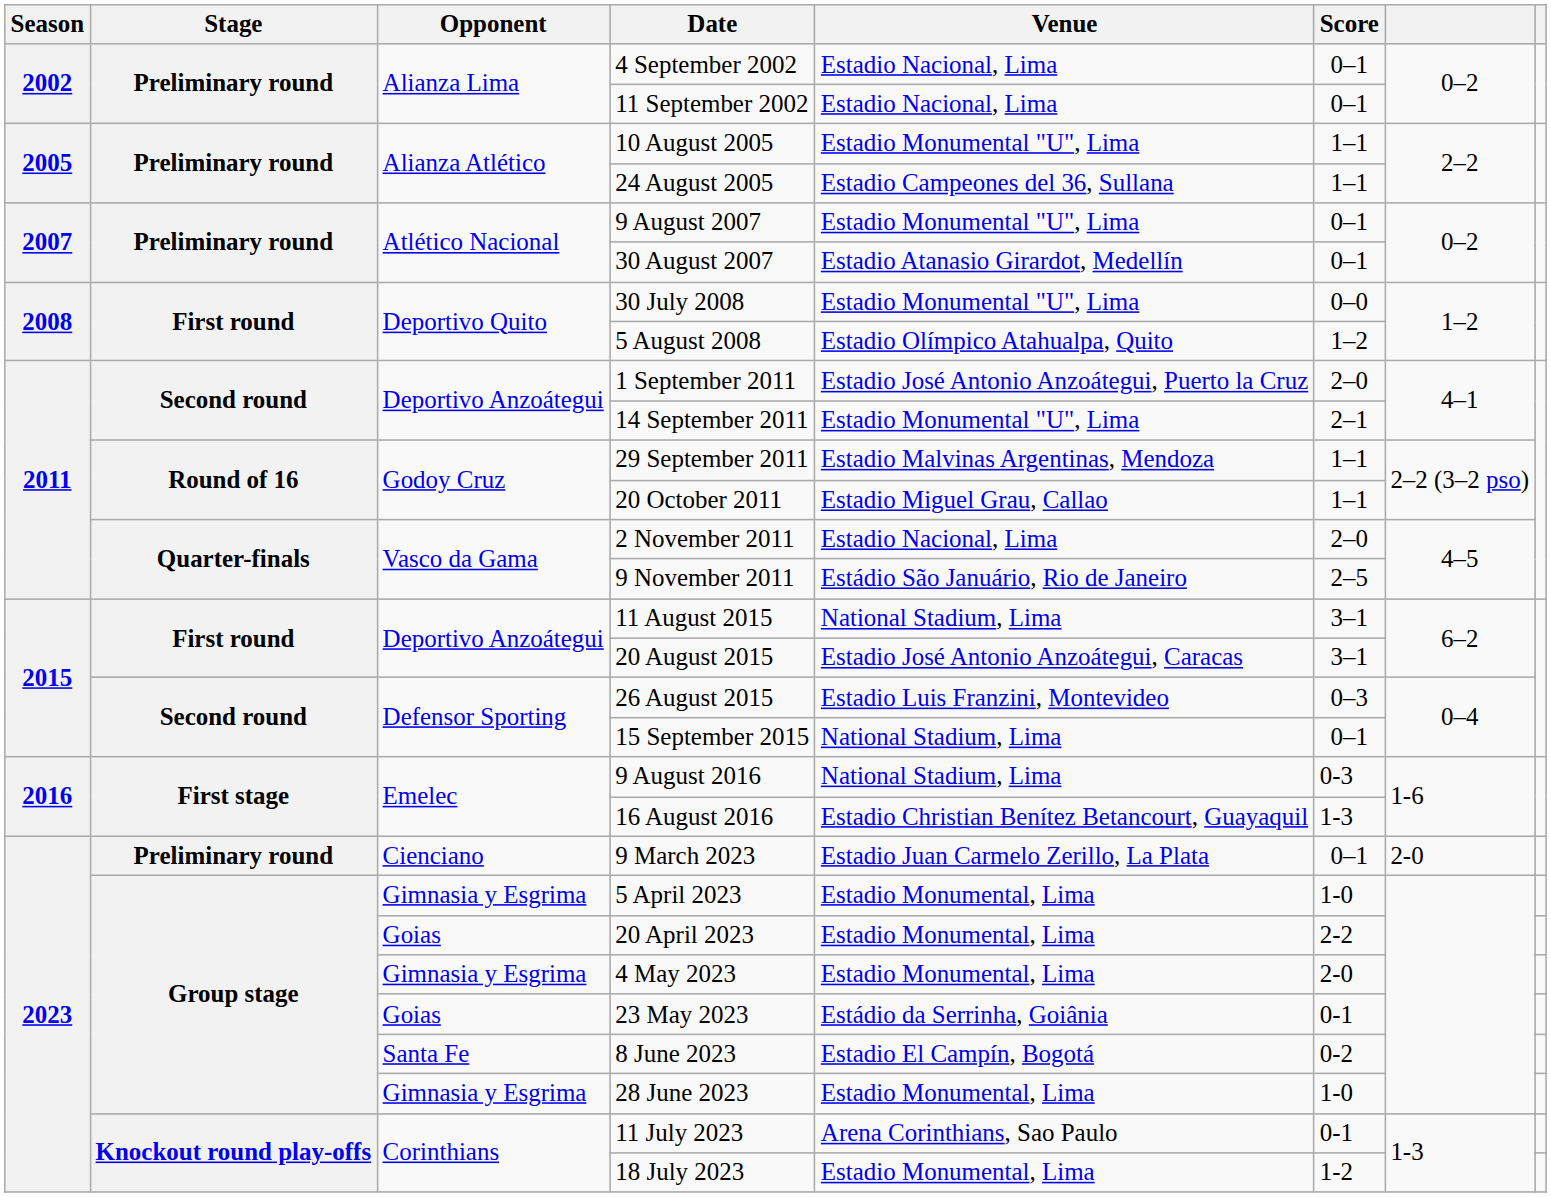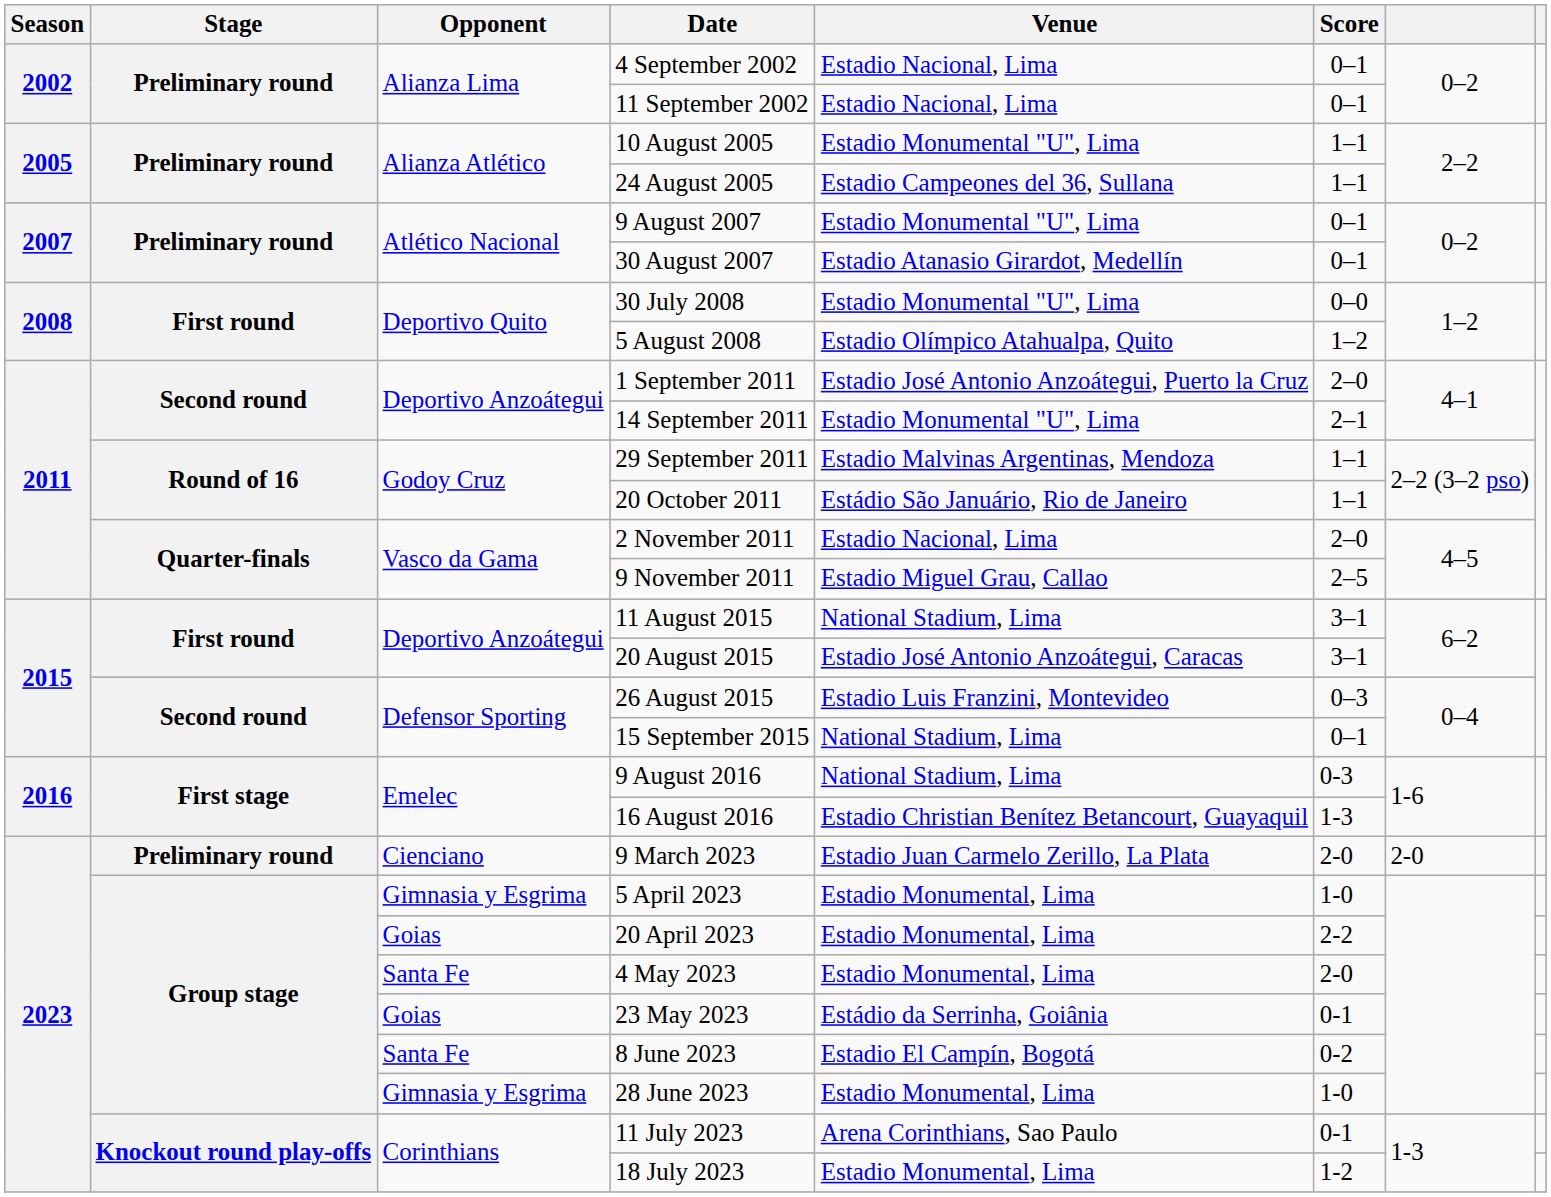(964, 499) Estadio Miguel Grau, Callao -> (1004, 499) Estádio São Januário, Rio de Janeiro
(1004, 578) Estádio São Januário, Rio de Janeiro -> (964, 578) Estadio Miguel Grau, Callao
(1349, 855) 0–1 -> (1336, 855) 2-0
(485, 974) Gimnasia y Esgrima -> (426, 974) Santa Fe
